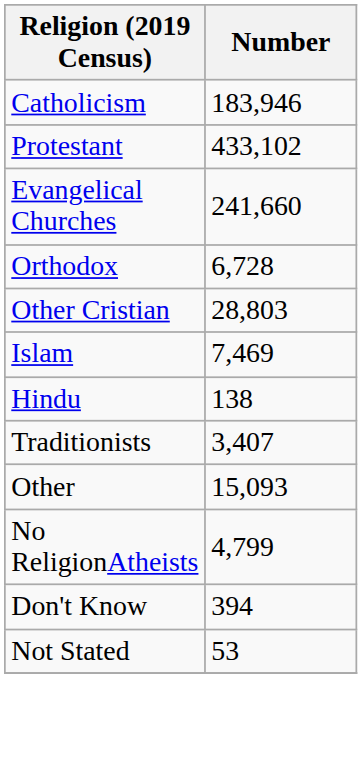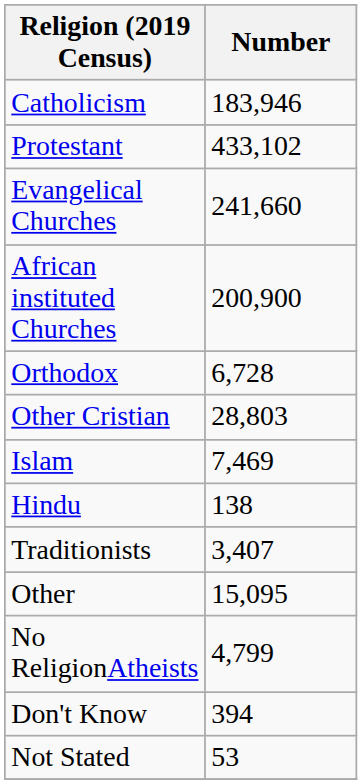+ row: (64, 297)
(250, 486) 15,093 -> (250, 593) 15,095
